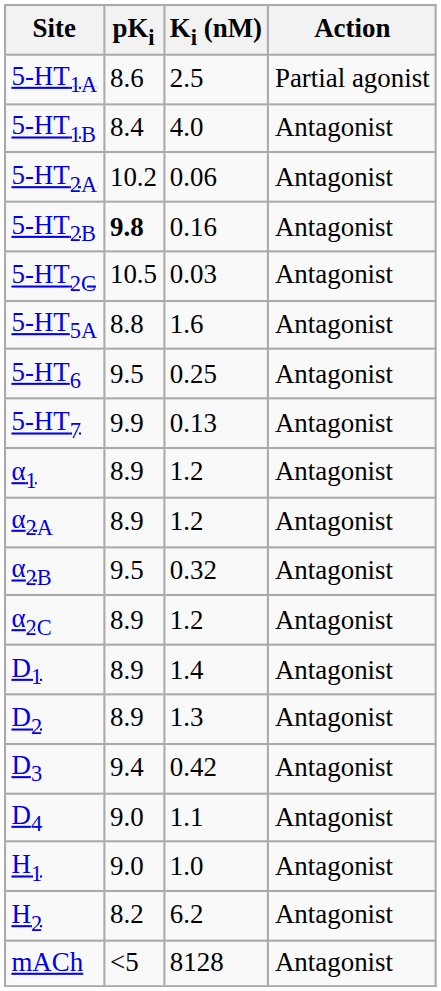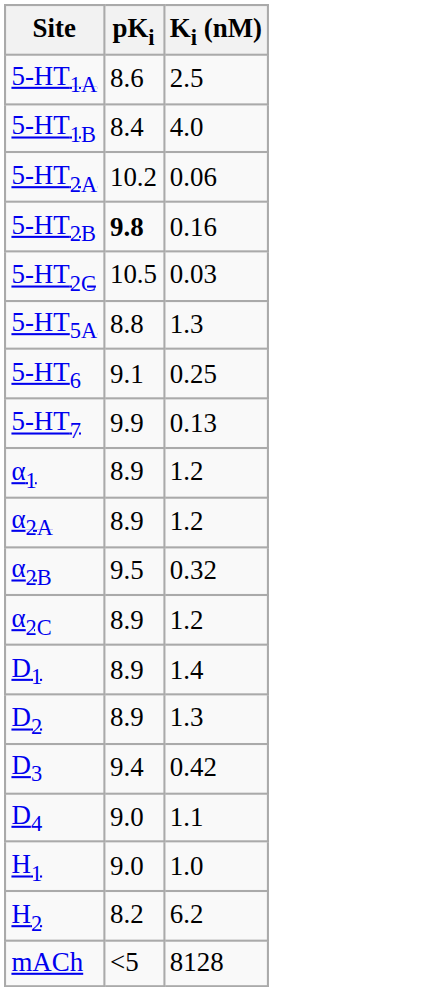- column: (352, 29)
(187, 324) 1.6 -> (187, 324) 1.3
(127, 373) 9.5 -> (127, 373) 9.1
